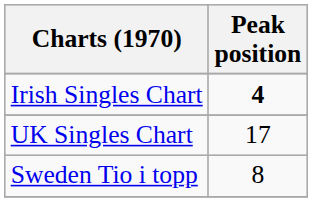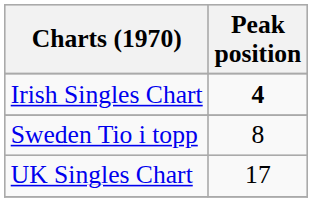rows swapped: (104, 175) <-> (102, 134)
